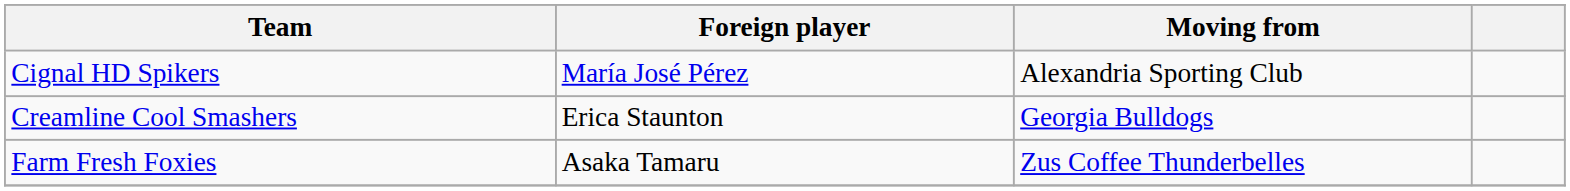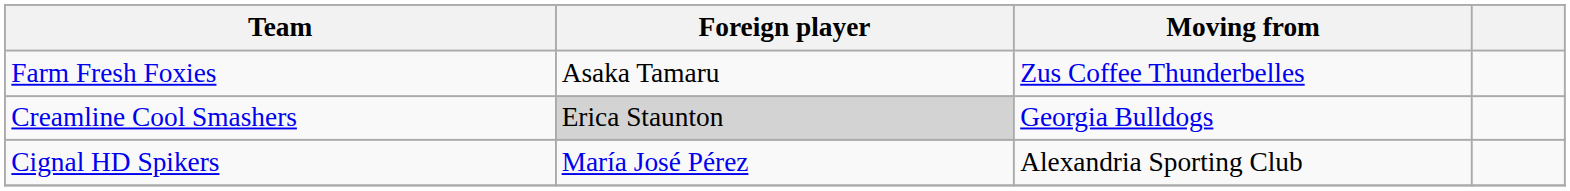rows swapped: (115, 72) <-> (114, 162)
(643, 117) no background -> (643, 117) lightgrey background
